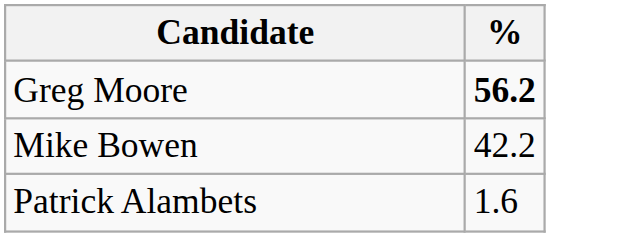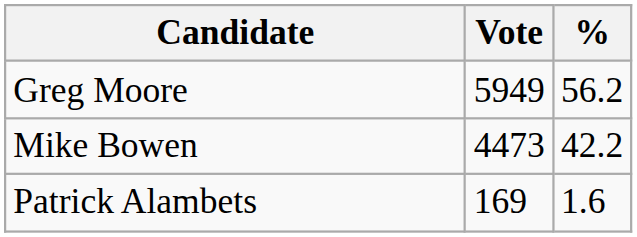+ column: (509, 32)
(505, 88) bold -> (592, 88) normal
